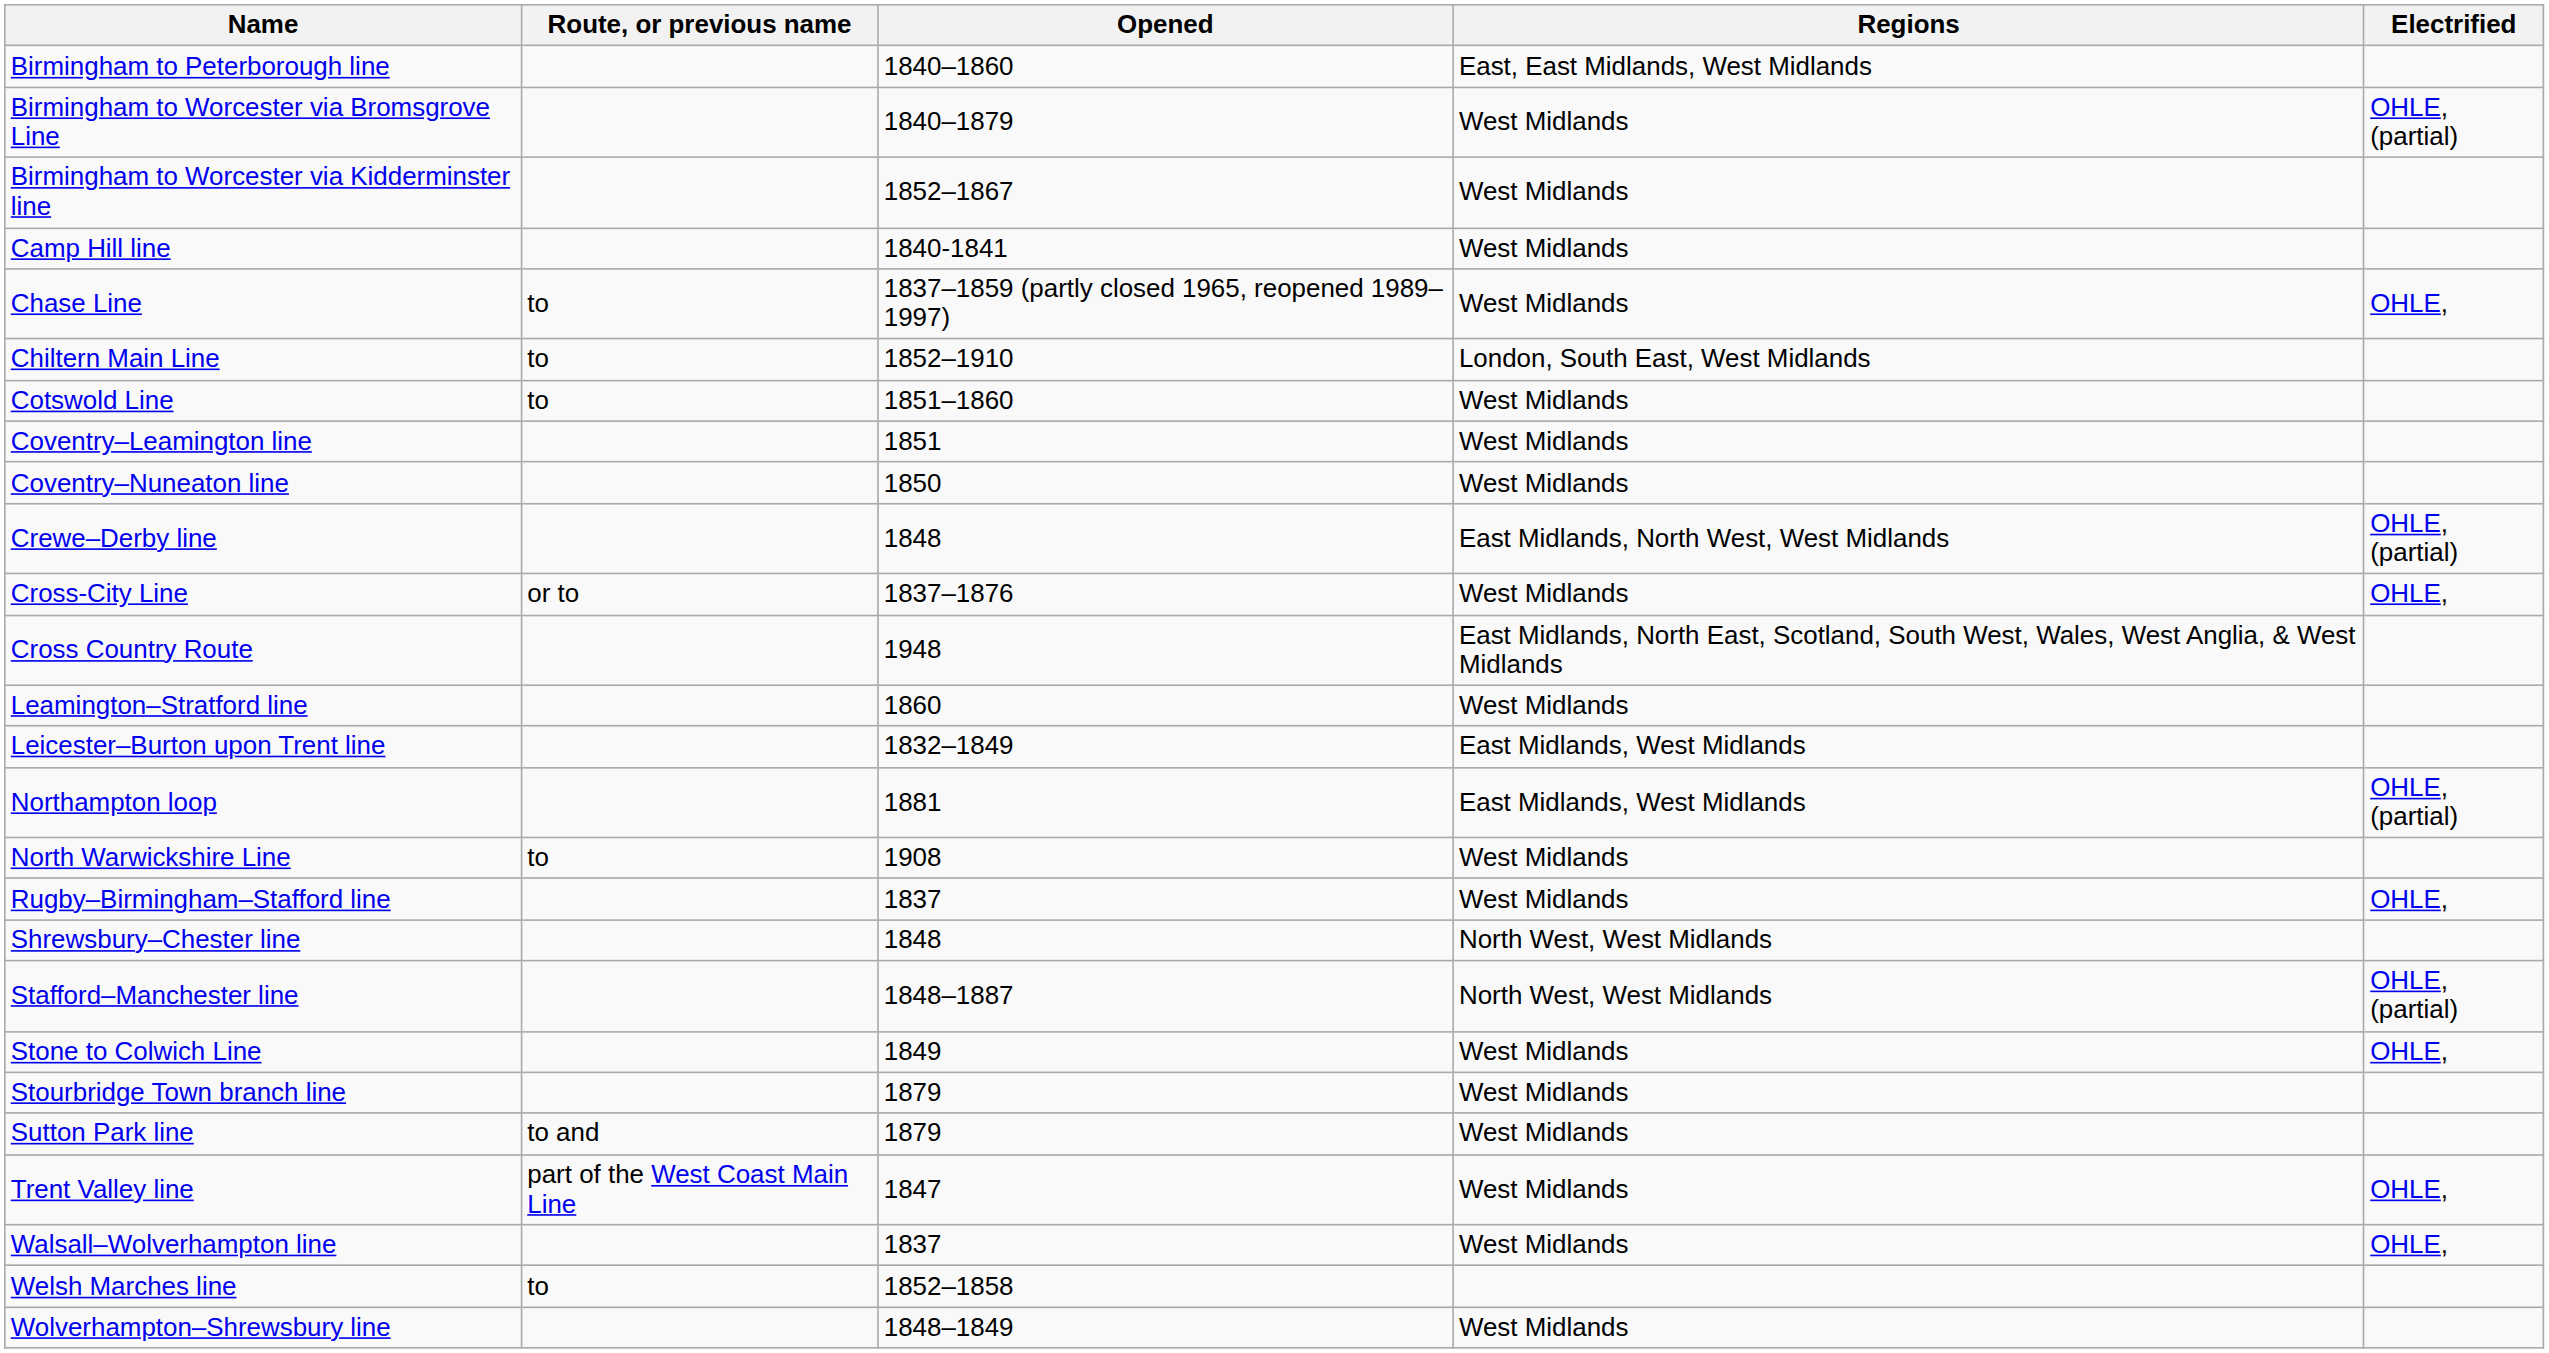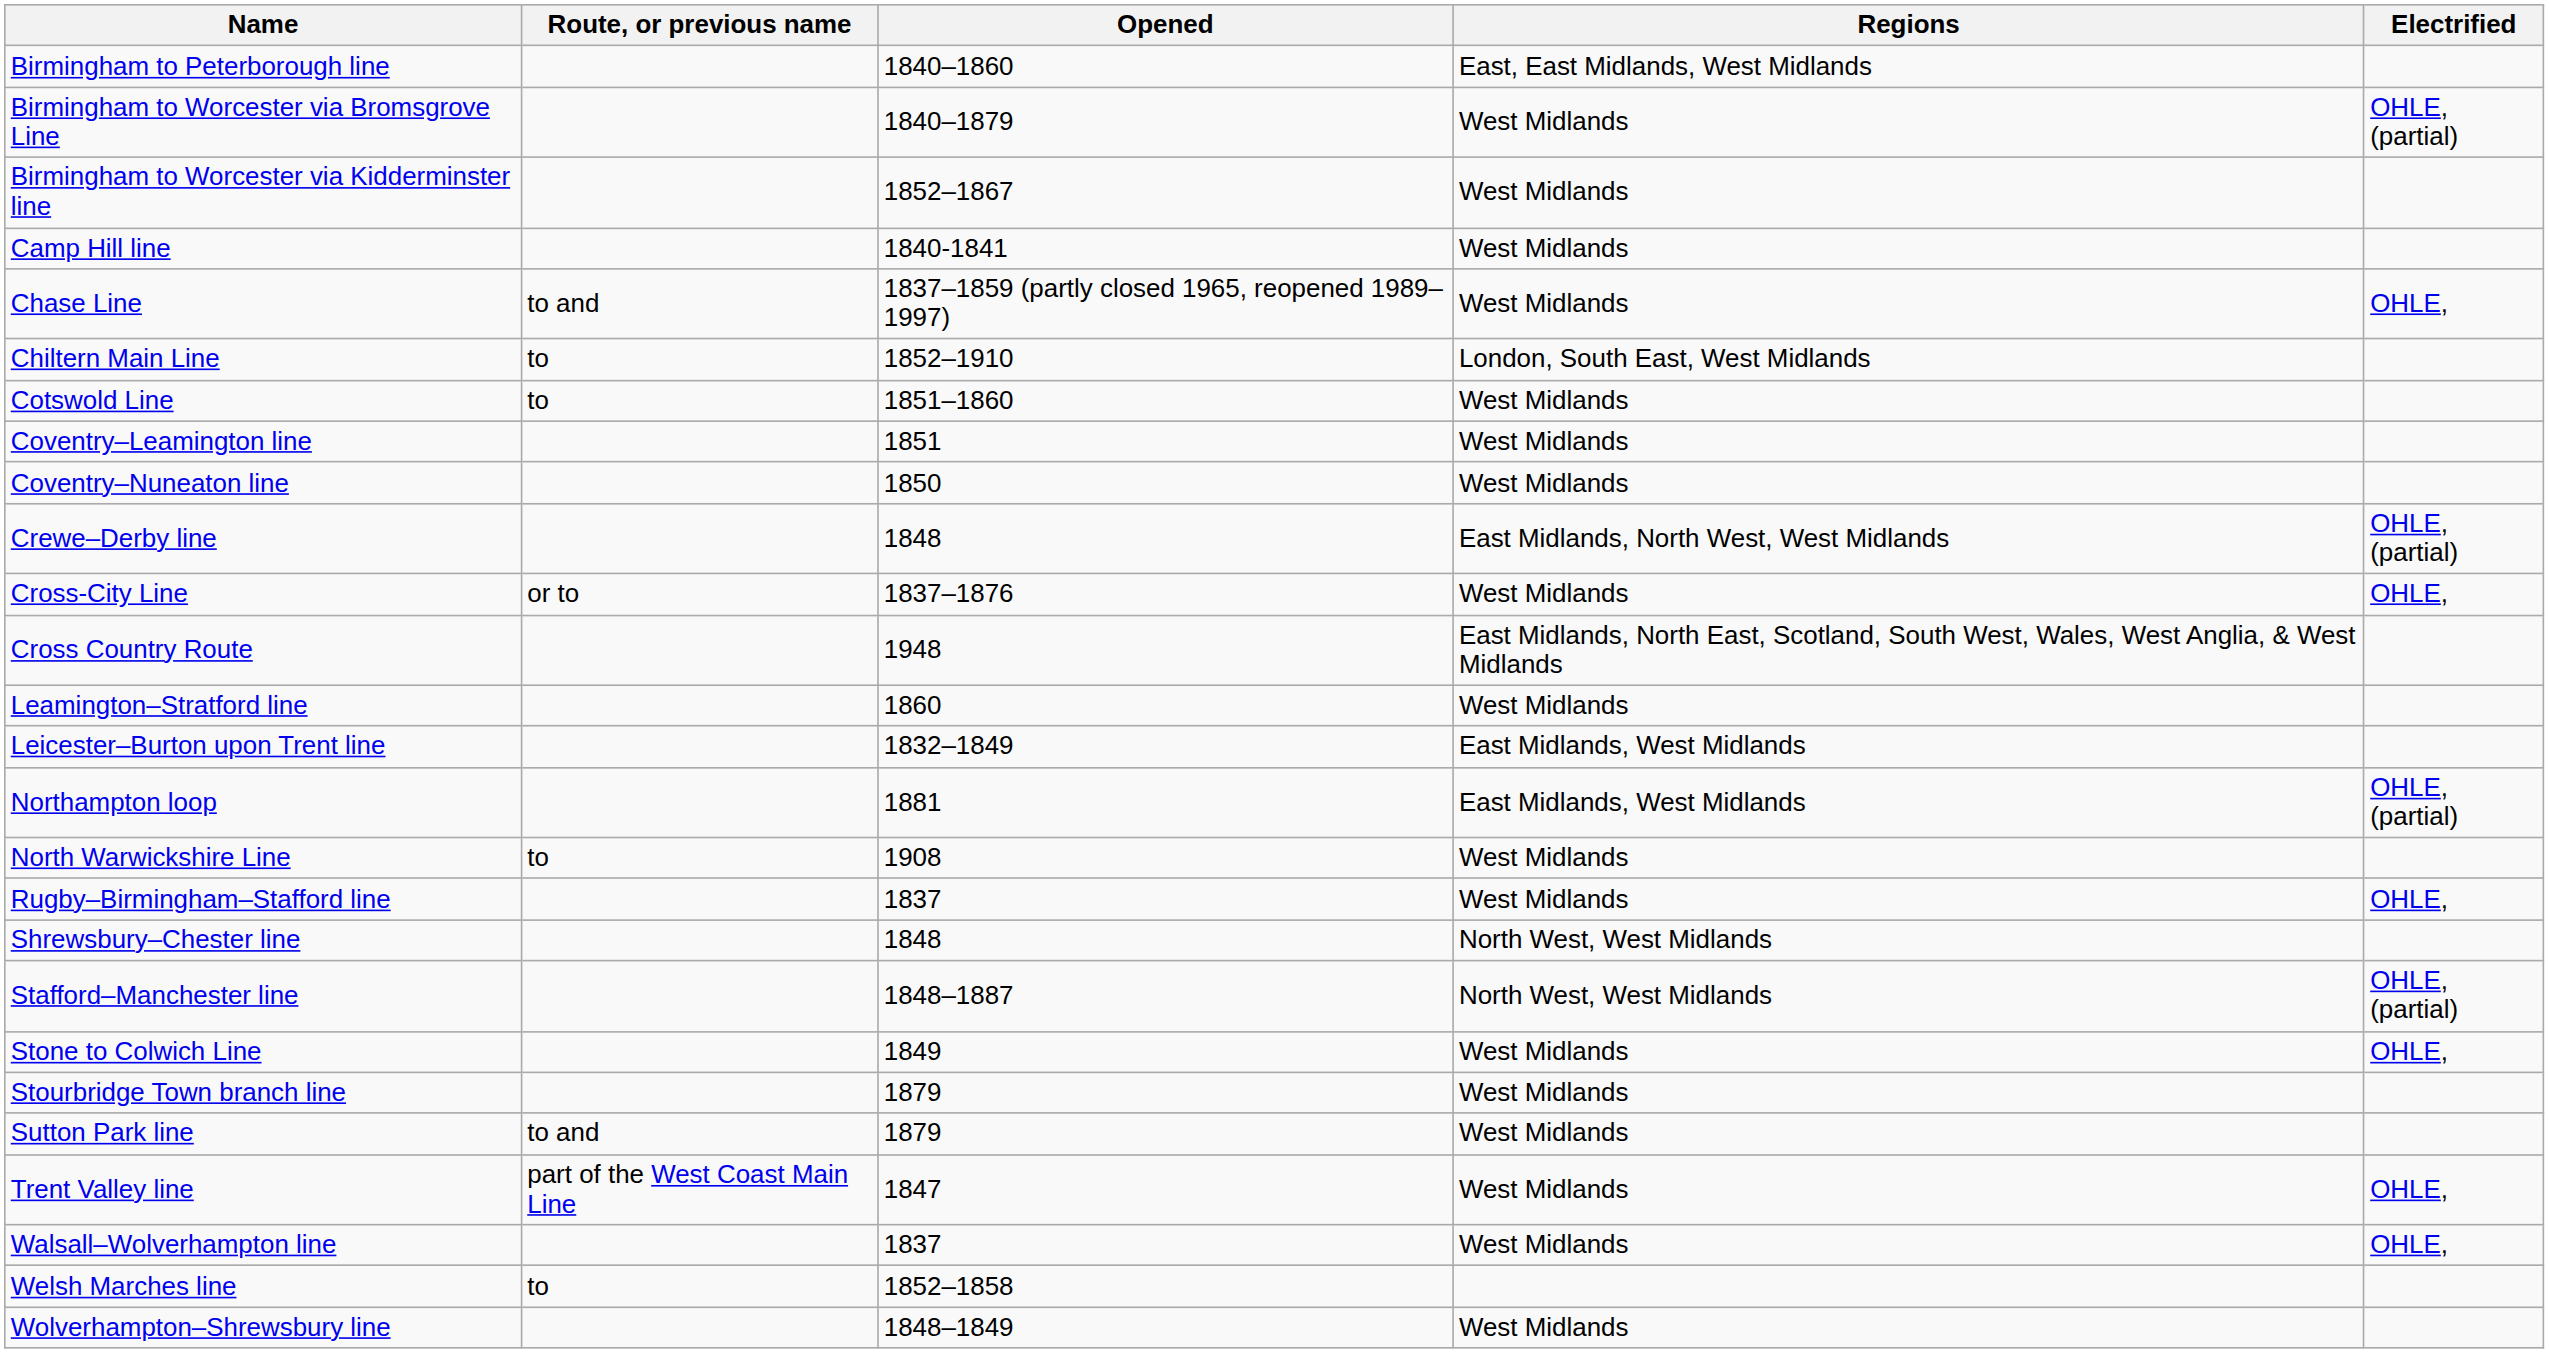(538, 303) to -> (563, 303) to and
